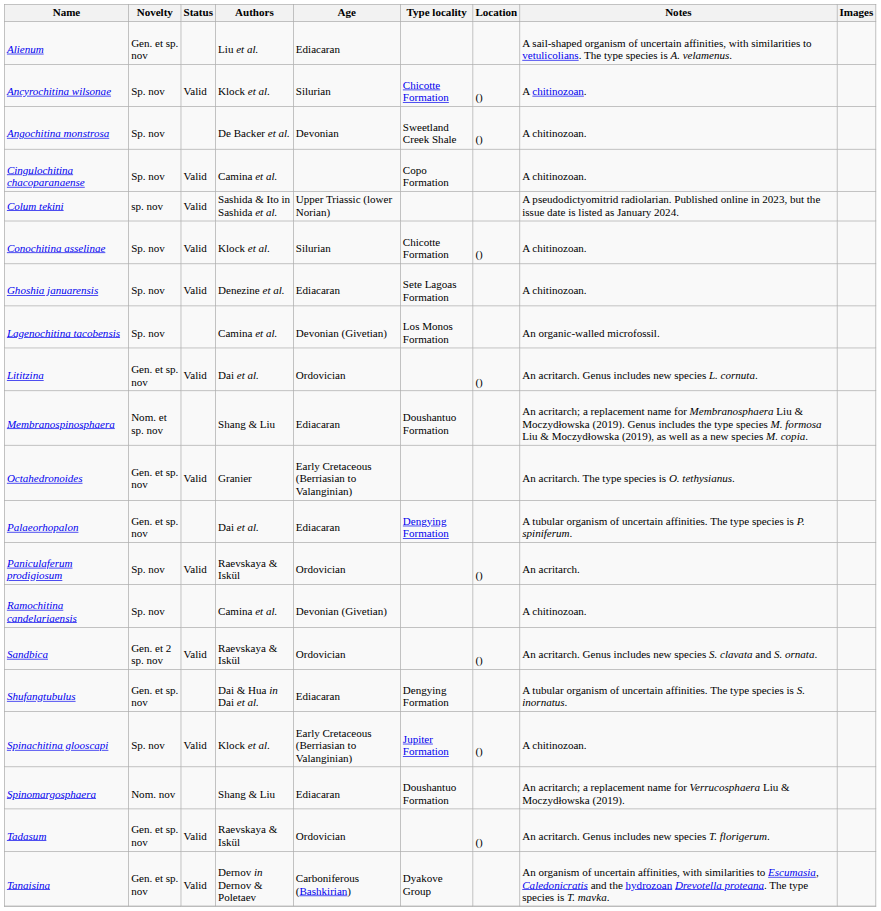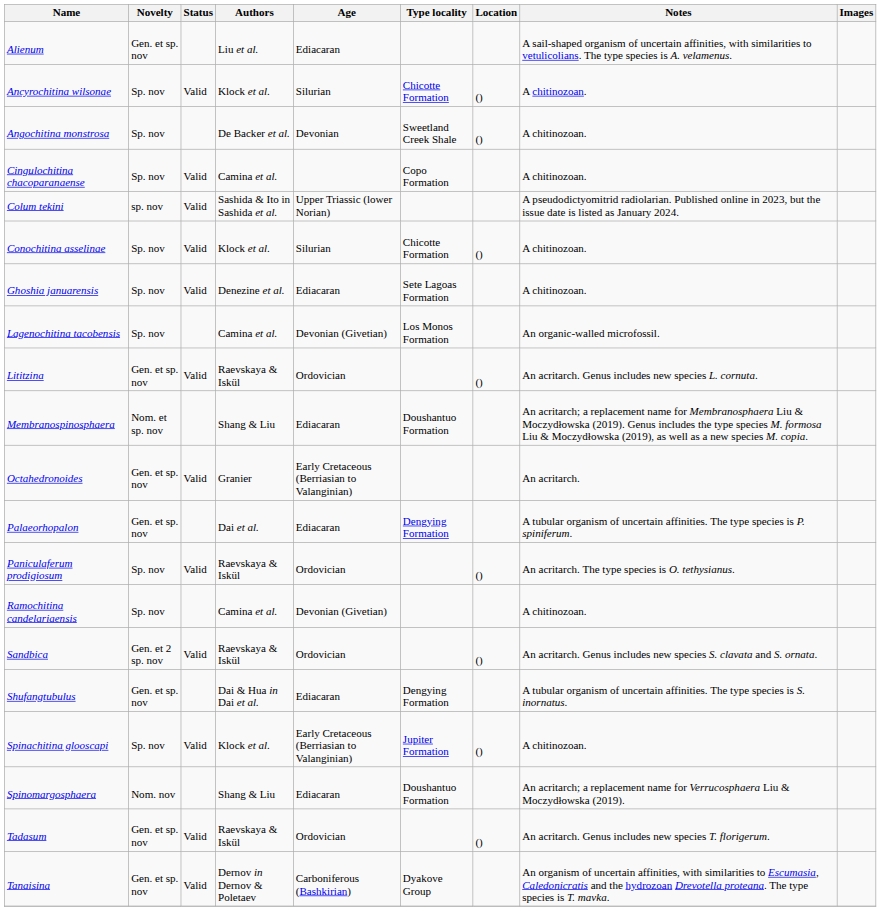(238, 375) Dai et al. -> (248, 375) Raevskaya & Iskül
(629, 479) An acritarch. The type species is O. tethysianus. -> (551, 479) An acritarch.
(551, 569) An acritarch. -> (629, 569) An acritarch. The type species is O. tethysianus.
